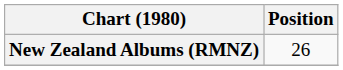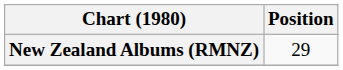(301, 49) 26 -> (301, 49) 29
